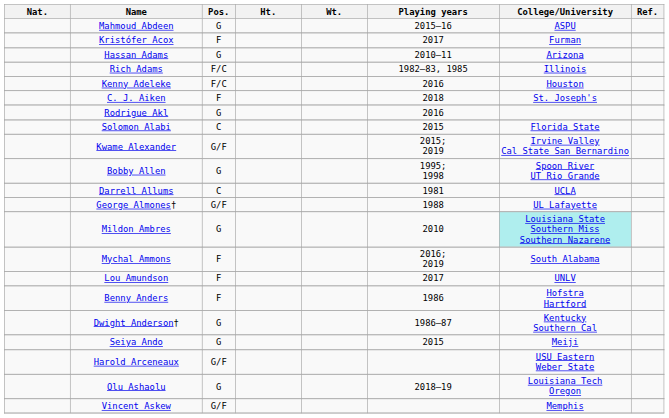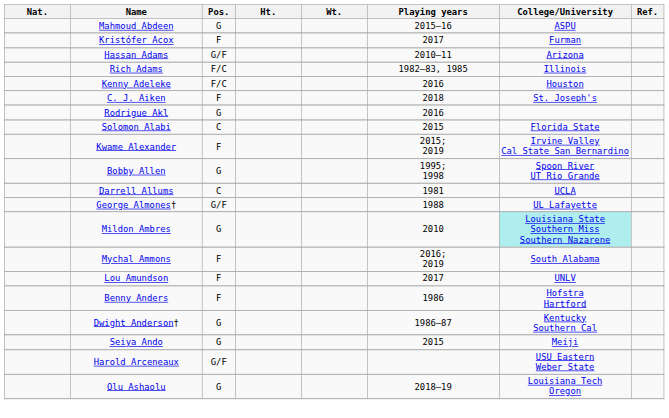(219, 55) G -> (219, 55) G/F
(219, 146) G/F -> (219, 146) F
- row: (136, 406)
